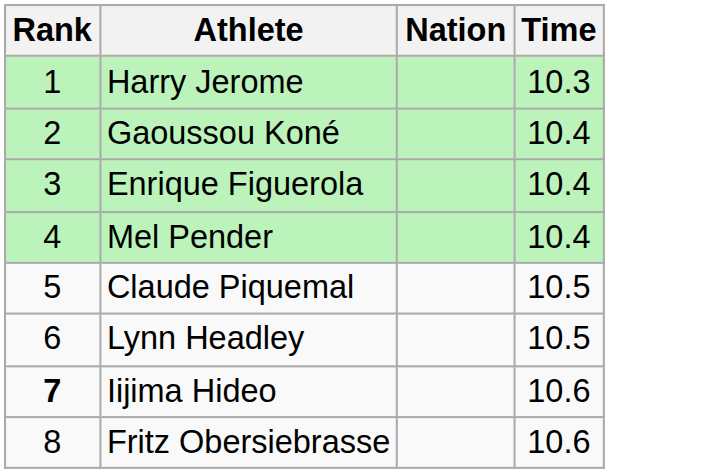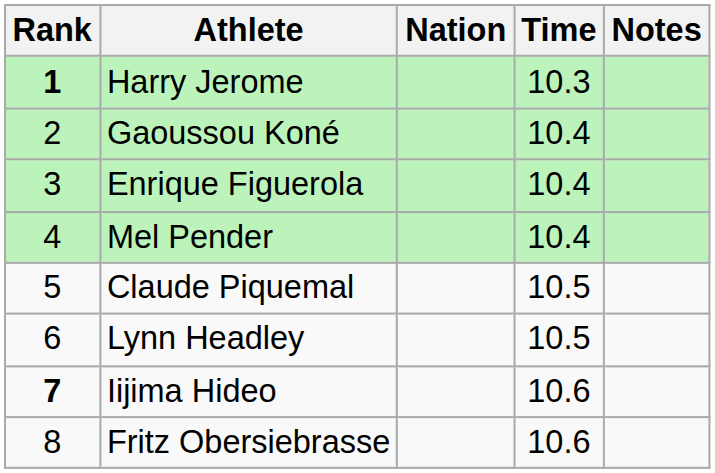+ column: (657, 30)
(52, 81) normal -> (52, 81) bold
